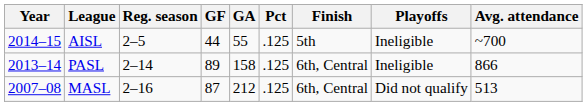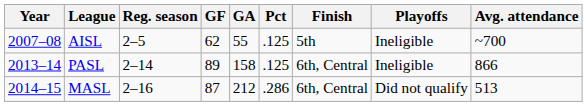(35, 40) 2014–15 -> (35, 40) 2007–08
(212, 40) 44 -> (212, 40) 62
(35, 88) 2007–08 -> (35, 88) 2014–15
(276, 88) .125 -> (276, 88) .286
